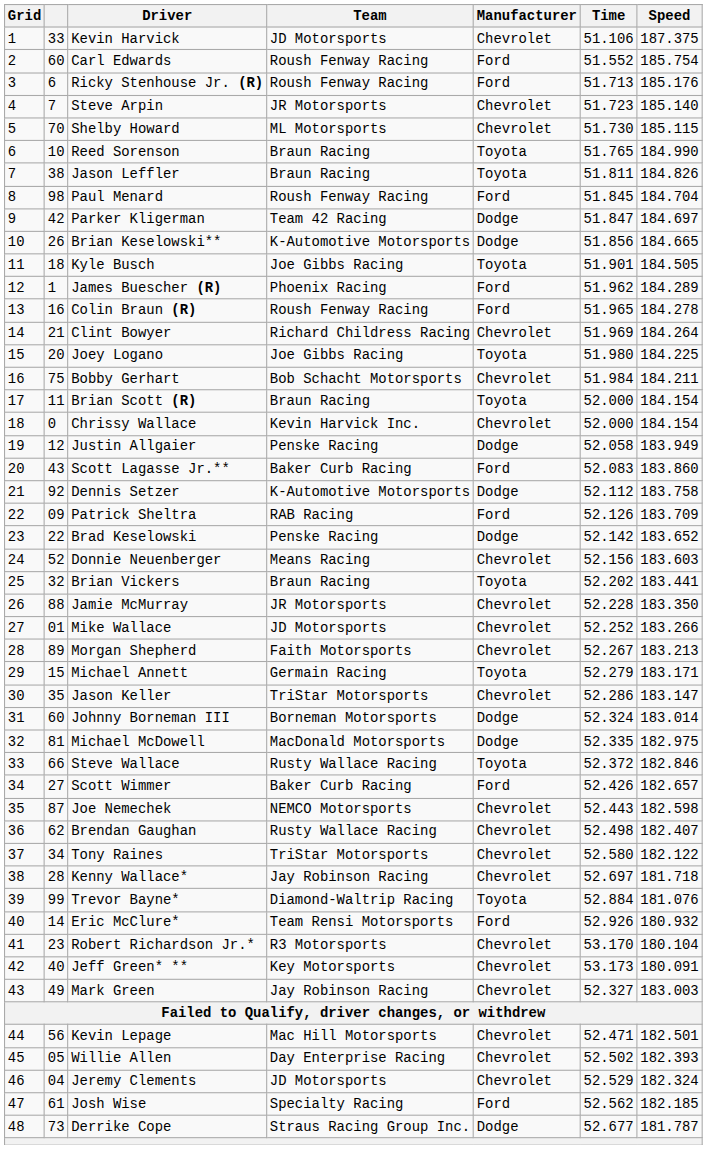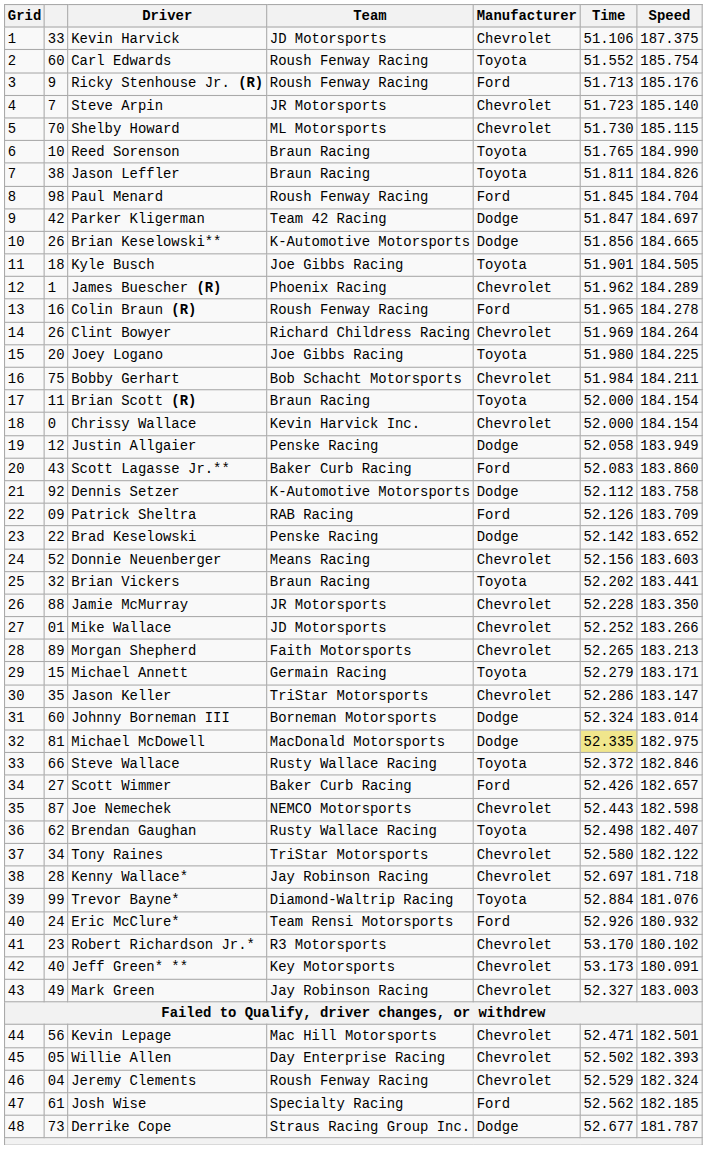(493, 61) Ford -> (502, 61) Toyota
(52, 84) 6 -> (52, 84) 9
(493, 288) Ford -> (514, 288) Chevrolet
(56, 333) 21 -> (56, 333) 26
(609, 651) 52.267 -> (609, 651) 52.265
(609, 741) no background -> (609, 741) khaki background
(514, 832) Chevrolet -> (502, 832) Toyota
(56, 923) 14 -> (56, 923) 24
(669, 945) 180.104 -> (669, 945) 180.102
(328, 1081) JD Motorsports -> (349, 1081) Roush Fenway Racing
